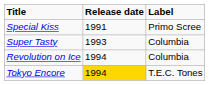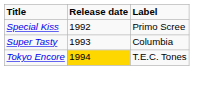(96, 27) 1991 -> (80, 27) 1992
- row: (44, 57)
